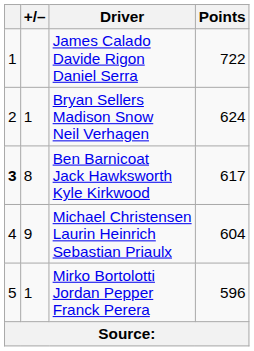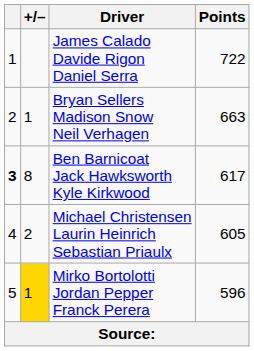(233, 117) 624 -> (233, 117) 663
(28, 234) 9 -> (28, 234) 2
(233, 234) 604 -> (233, 234) 605
(28, 293) no background -> (28, 293) gold background
